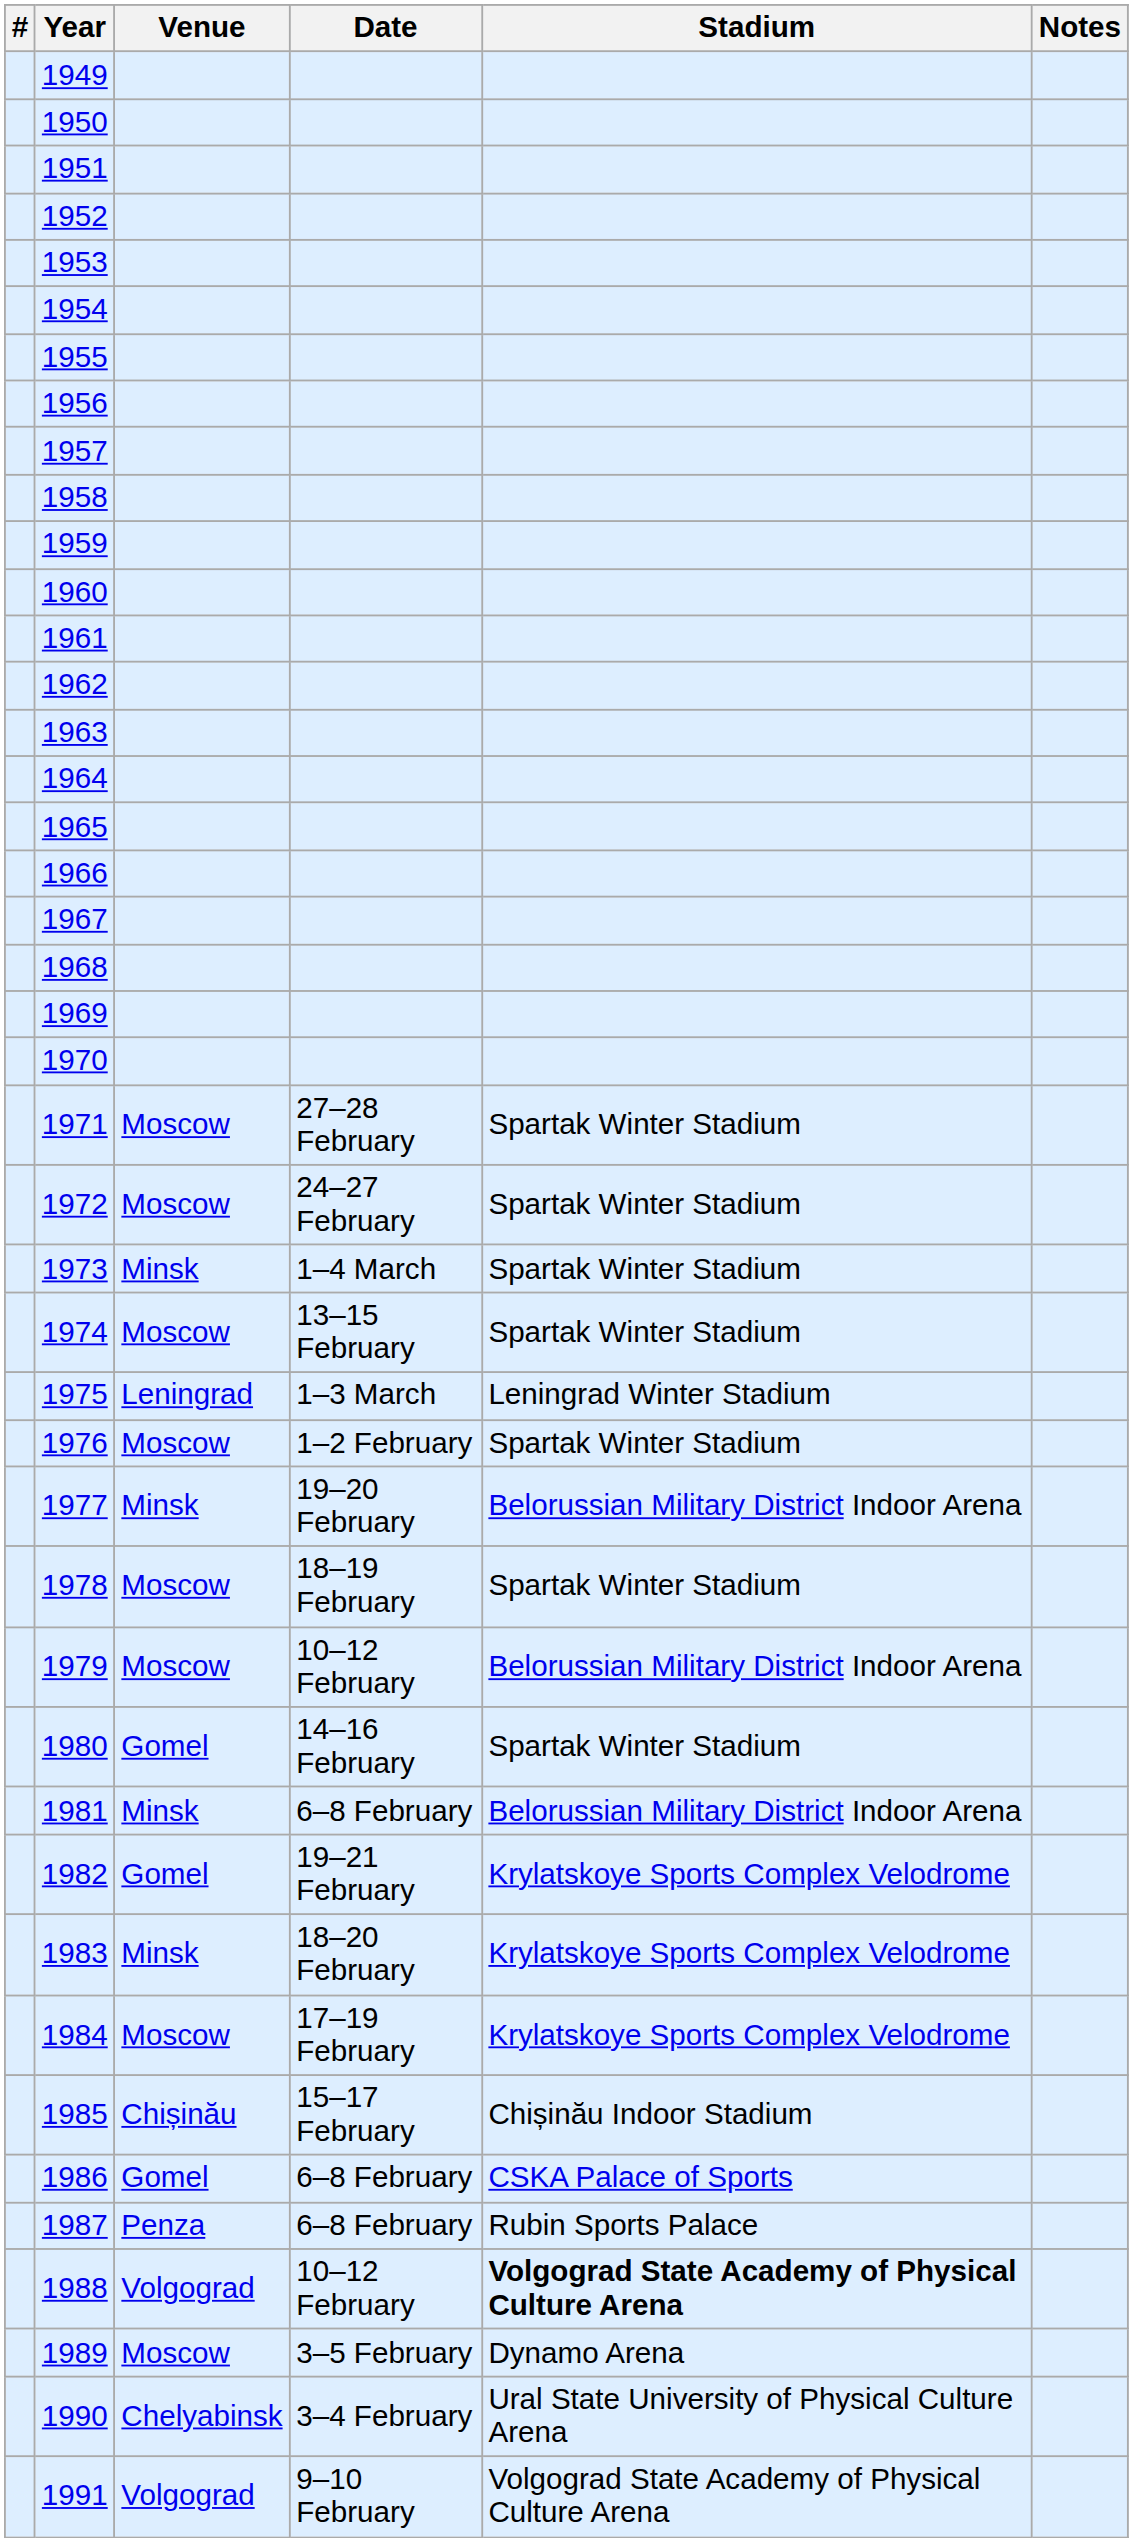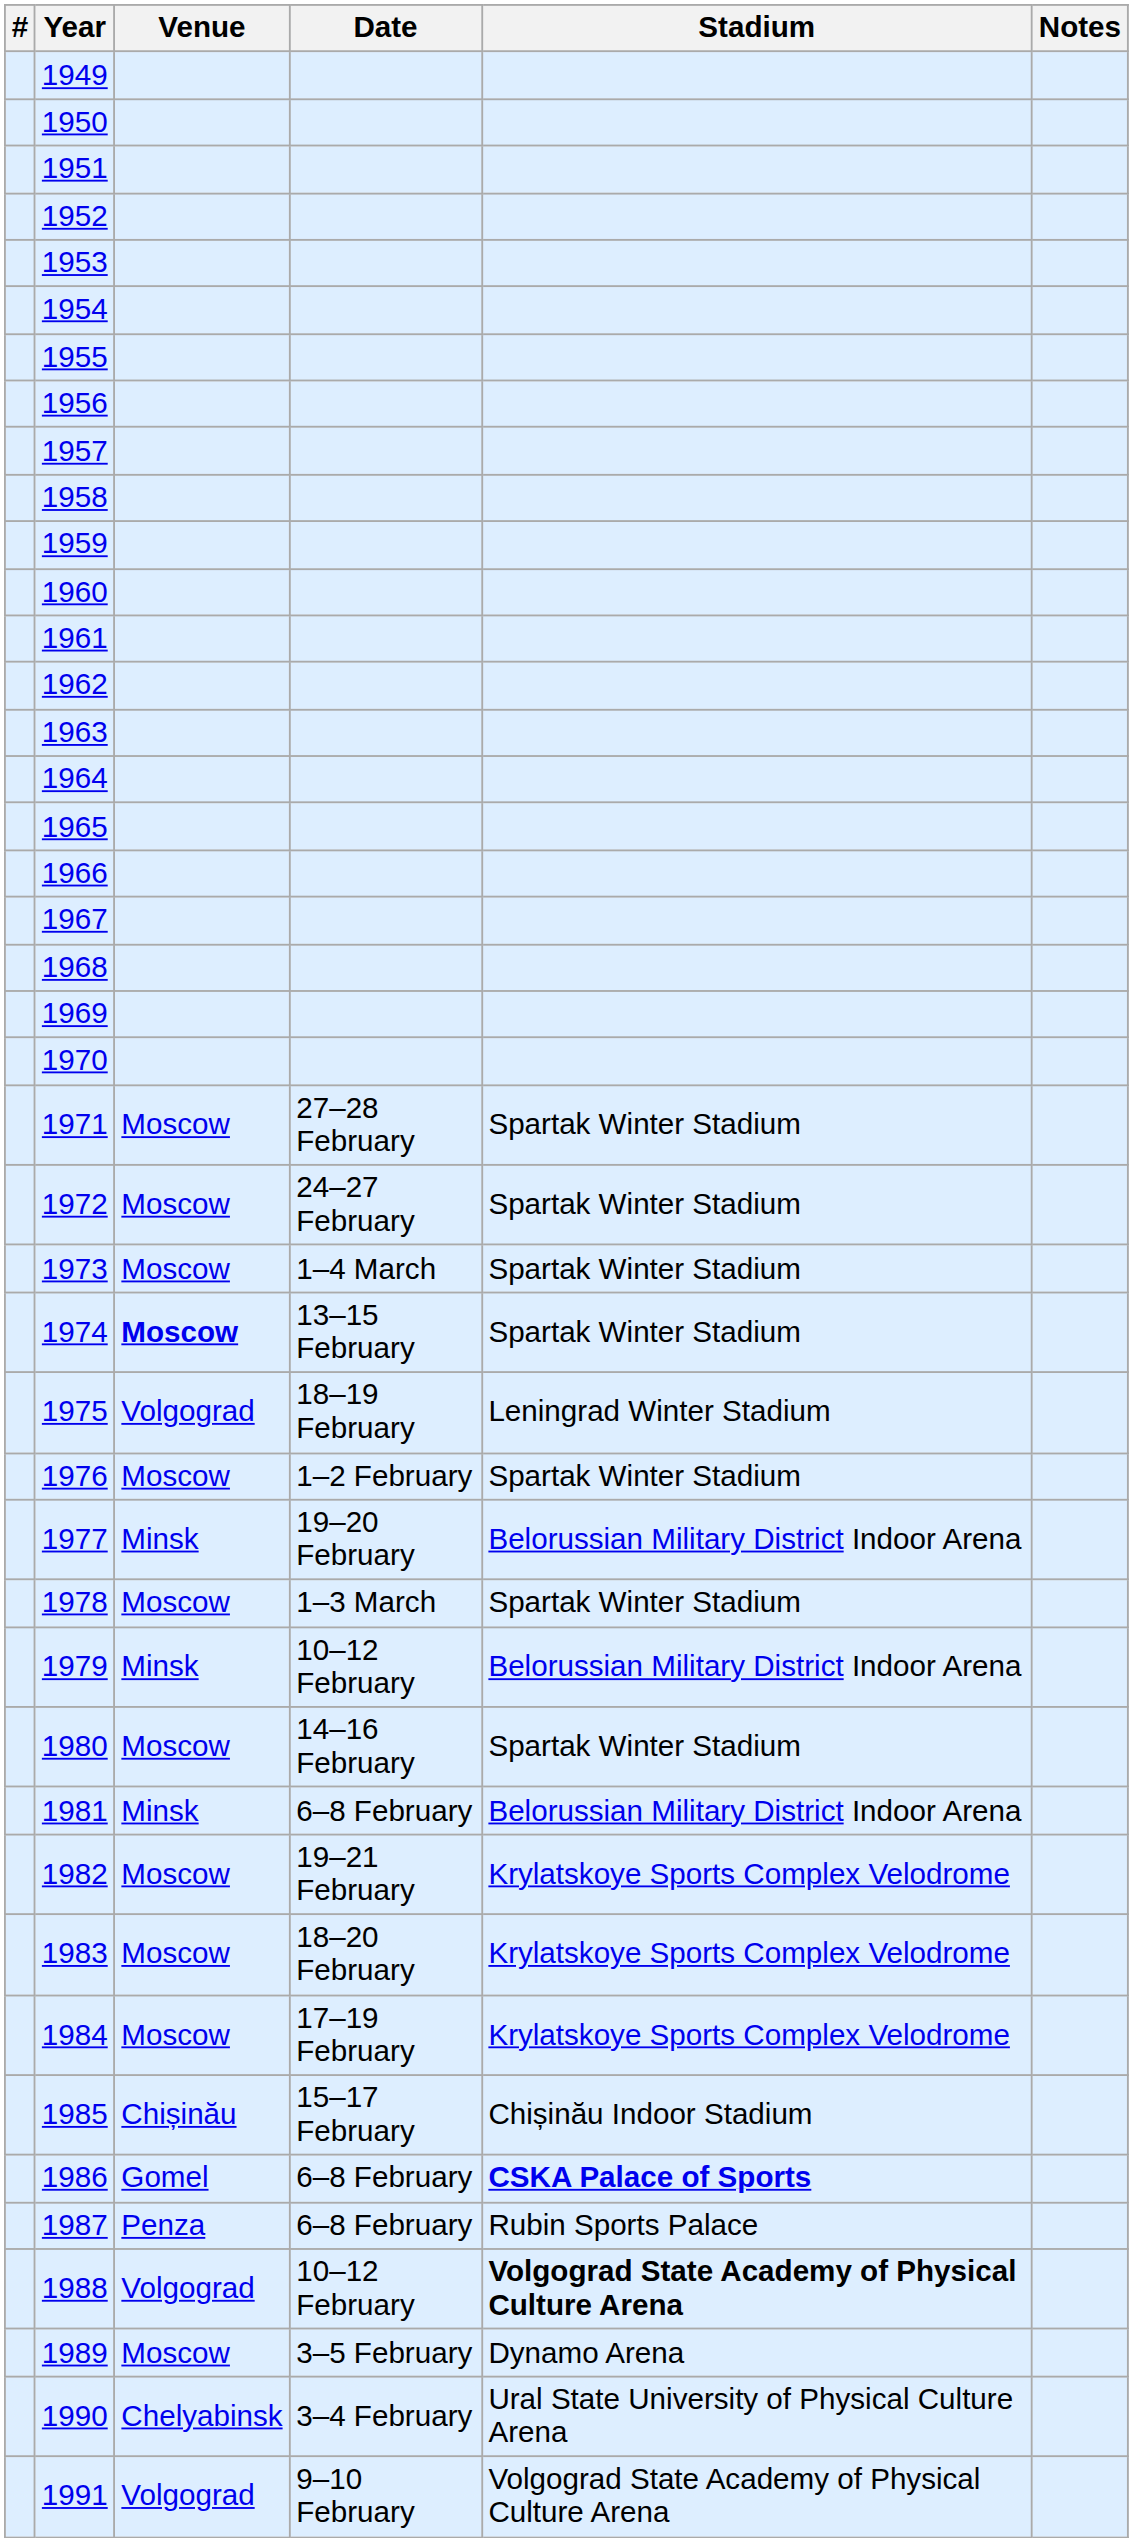(160, 1268) Minsk -> (176, 1268) Moscow
(176, 1331) normal -> (180, 1331) bold
(187, 1395) Leningrad -> (188, 1412) Volgograd
(366, 1395) 1–3 March -> (355, 1412) 18–19 February
(355, 1586) 18–19 February -> (366, 1602) 1–3 March
(176, 1666) Moscow -> (160, 1666) Minsk
(165, 1746) Gomel -> (176, 1746) Moscow
(165, 1873) Gomel -> (176, 1873) Moscow
(160, 1954) Minsk -> (176, 1954) Moscow
(641, 2178) normal -> (650, 2178) bold
